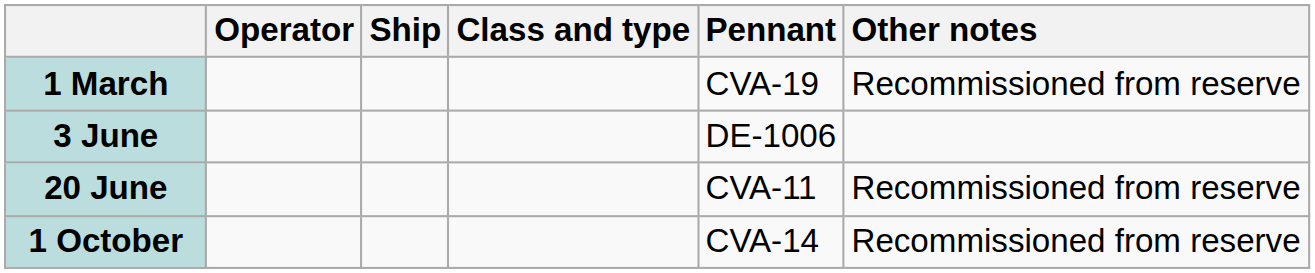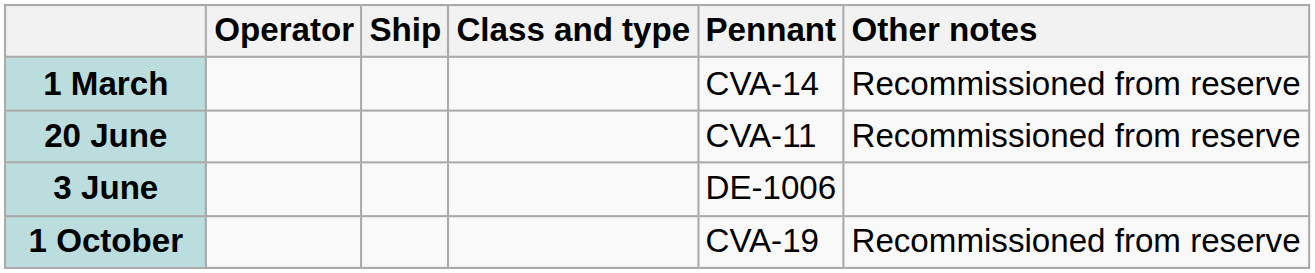(762, 83) CVA-19 -> (762, 83) CVA-14
rows swapped: (106, 135) <-> (106, 188)
(762, 240) CVA-14 -> (762, 240) CVA-19
